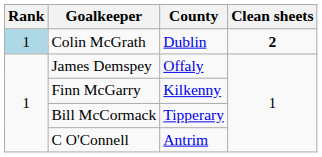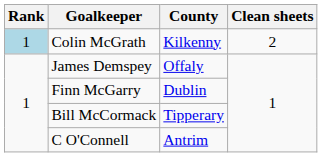(185, 41) Dublin -> (192, 41) Kilkenny
(272, 41) bold -> (272, 41) normal
(192, 90) Kilkenny -> (185, 90) Dublin
